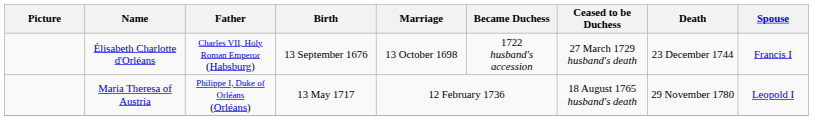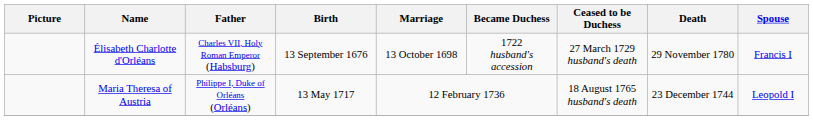(693, 54) 23 December 1744 -> (693, 54) 29 November 1780
(693, 95) 29 November 1780 -> (693, 95) 23 December 1744
